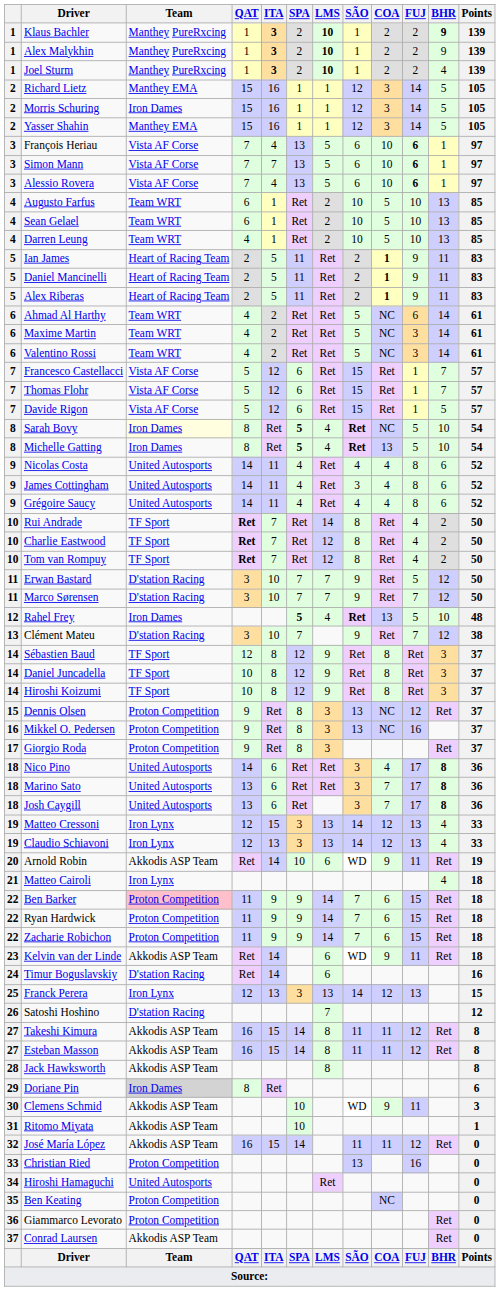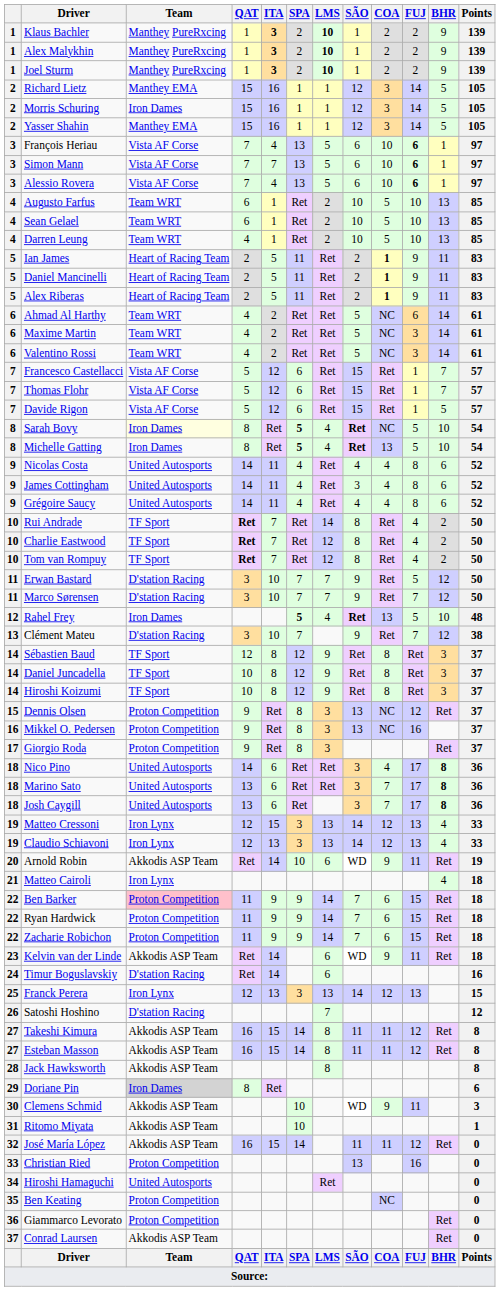(444, 32) bold -> (444, 32) normal
(444, 70) 4 -> (444, 70) 9
